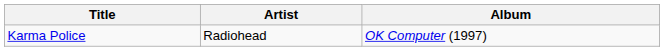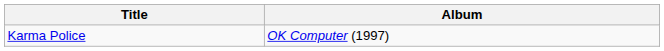- column: (281, 14)
